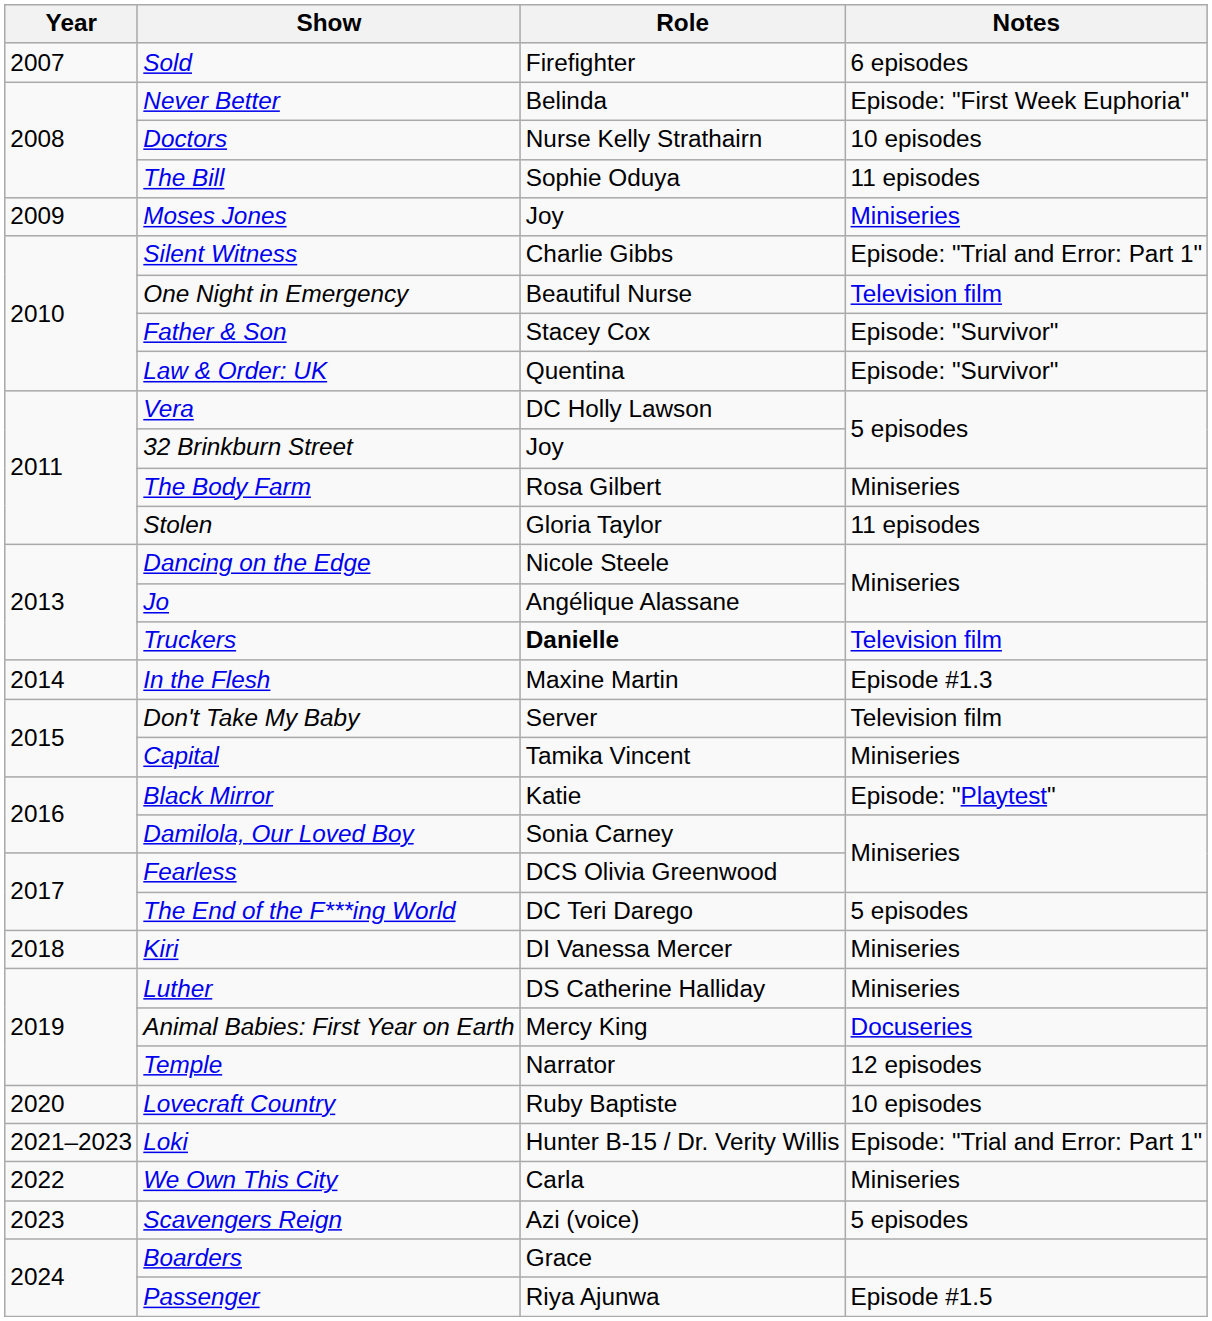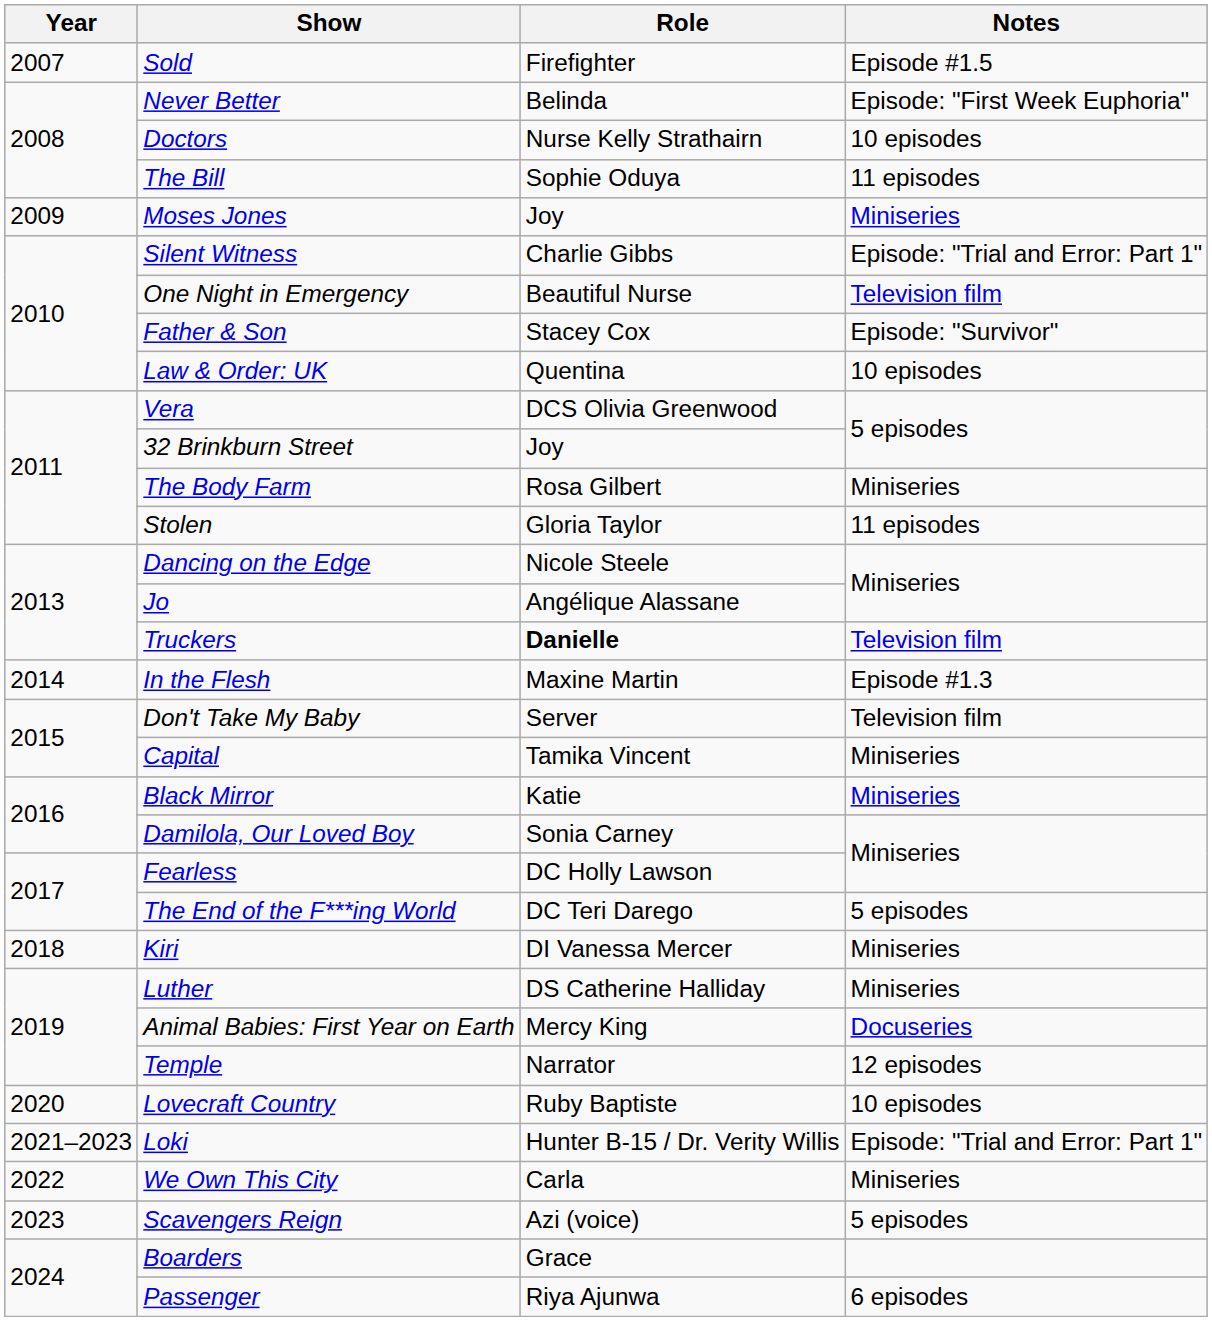(909, 62) 6 episodes -> (922, 62) Episode #1.5
(954, 370) Episode: "Survivor" -> (916, 370) 10 episodes
(619, 409) DC Holly Lawson -> (652, 409) DCS Olivia Greenwood
(953, 795) Episode: "Playtest" -> (905, 795) Miniseries
(652, 872) DCS Olivia Greenwood -> (619, 872) DC Holly Lawson
(922, 1296) Episode #1.5 -> (909, 1296) 6 episodes
